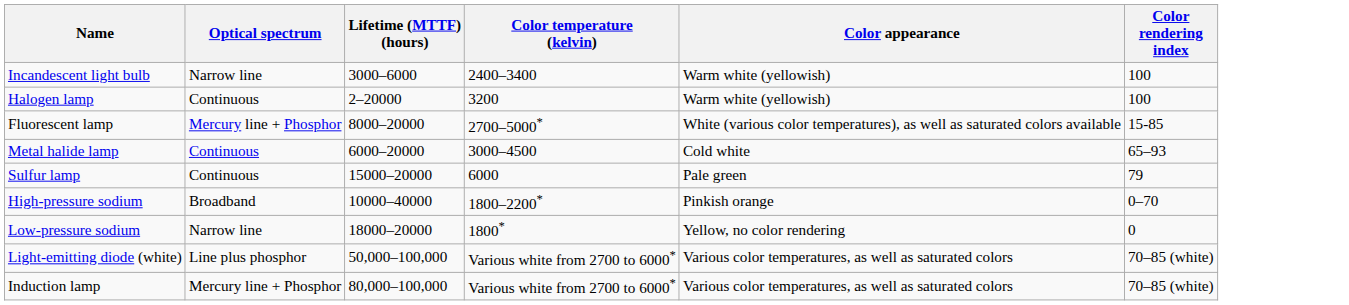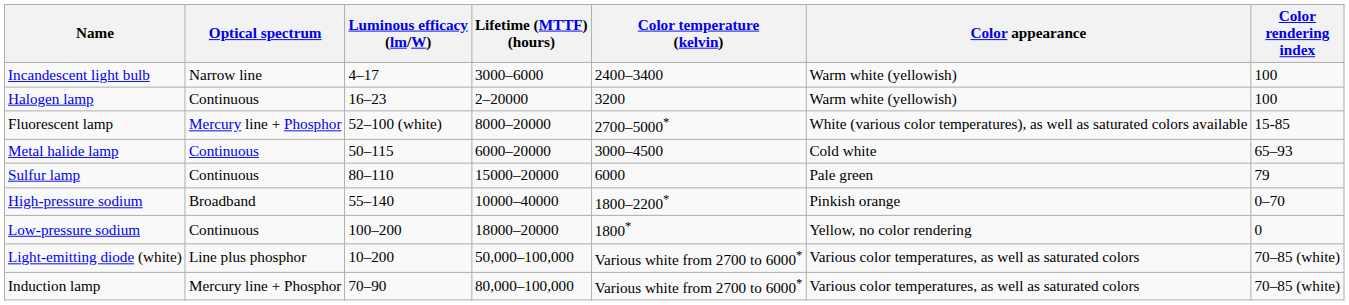+ column: (408, 33)
(225, 229) Narrow line -> (224, 229) Continuous
